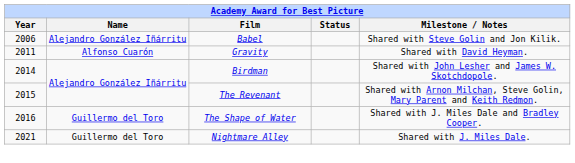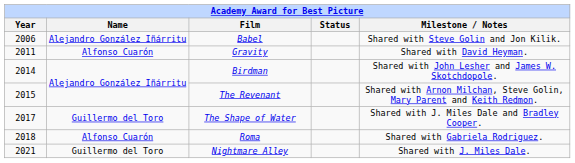(25, 118) 2016 -> (25, 118) 2017
+ row: (250, 137)
